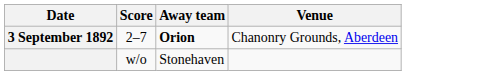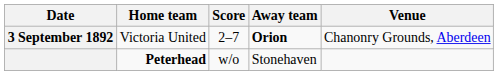+ column: (163, 15)
